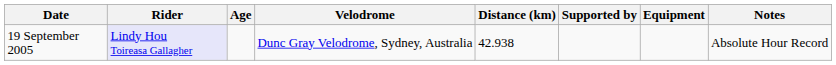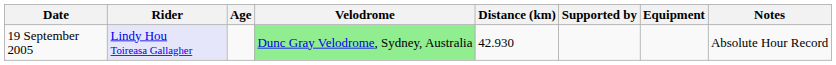(365, 42) no background -> (365, 42) lightgreen background
(496, 42) 42.938 -> (496, 42) 42.930
